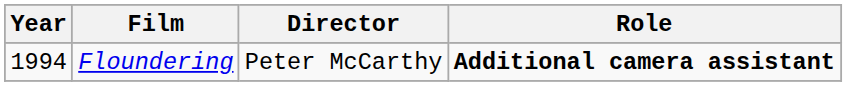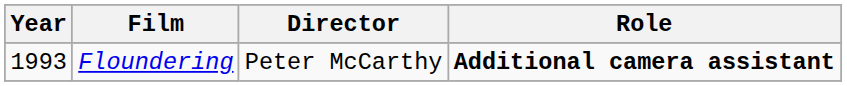(39, 62) 1994 -> (39, 62) 1993
